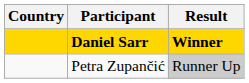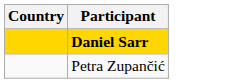- column: (206, 16)
